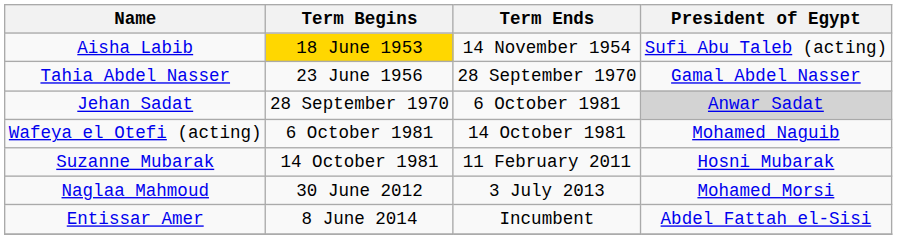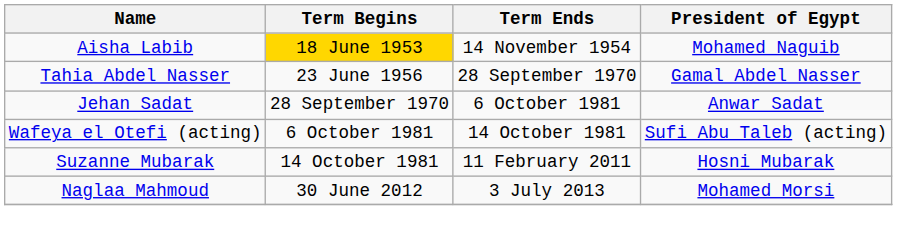(766, 48) Sufi Abu Taleb (acting) -> (766, 48) Mohamed Naguib
(766, 105) lightgrey background -> (766, 105) no background
(766, 133) Mohamed Naguib -> (766, 133) Sufi Abu Taleb (acting)
- row: (135, 219)
